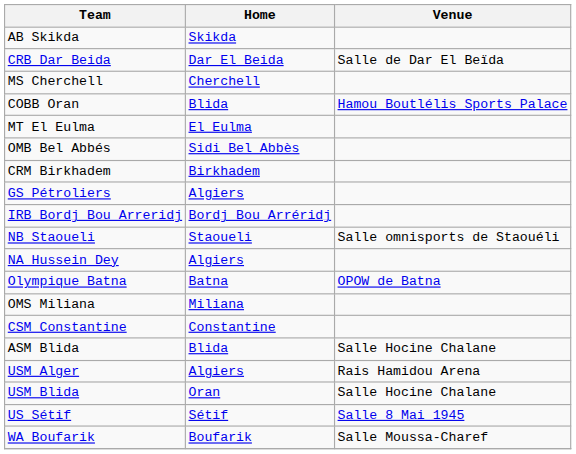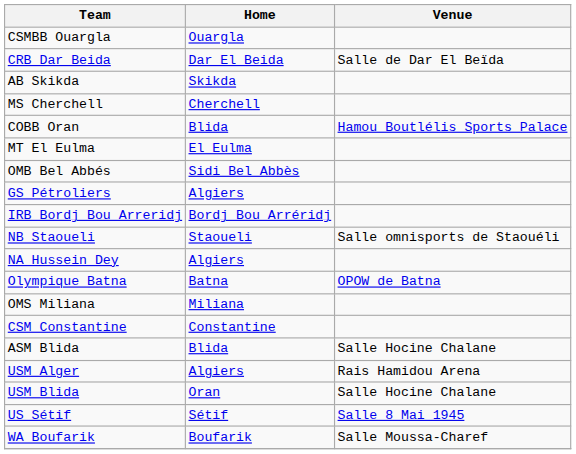+ row: (59, 38)
rows swapped: (59, 60) <-> (43, 38)
- row: (59, 171)
